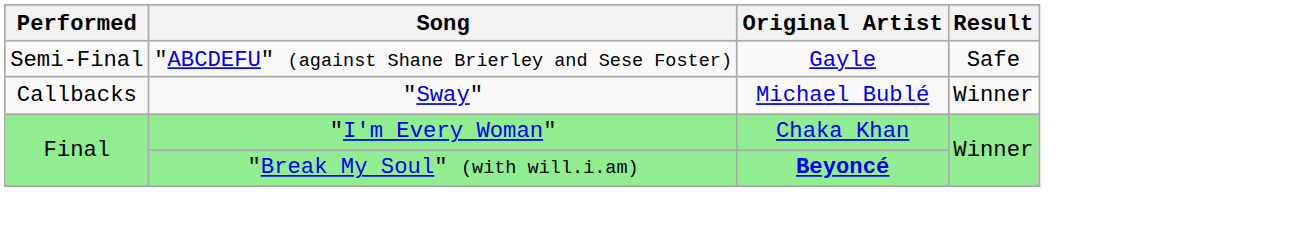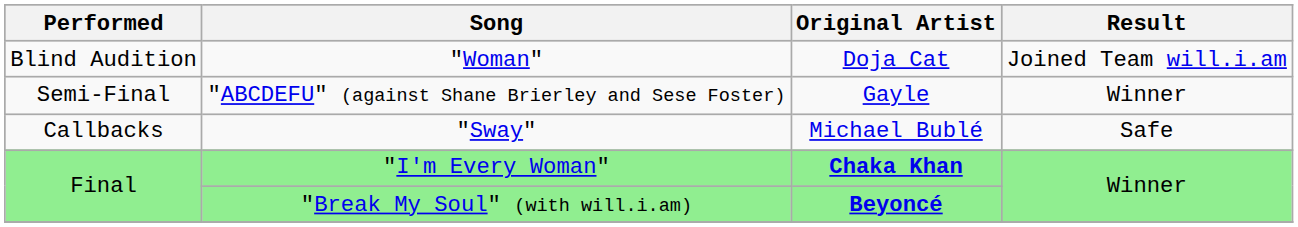+ row: (496, 59)
(993, 59) Safe -> (1147, 95) Winner
(993, 95) Winner -> (1147, 132) Safe
(843, 132) normal -> (896, 168) bold
